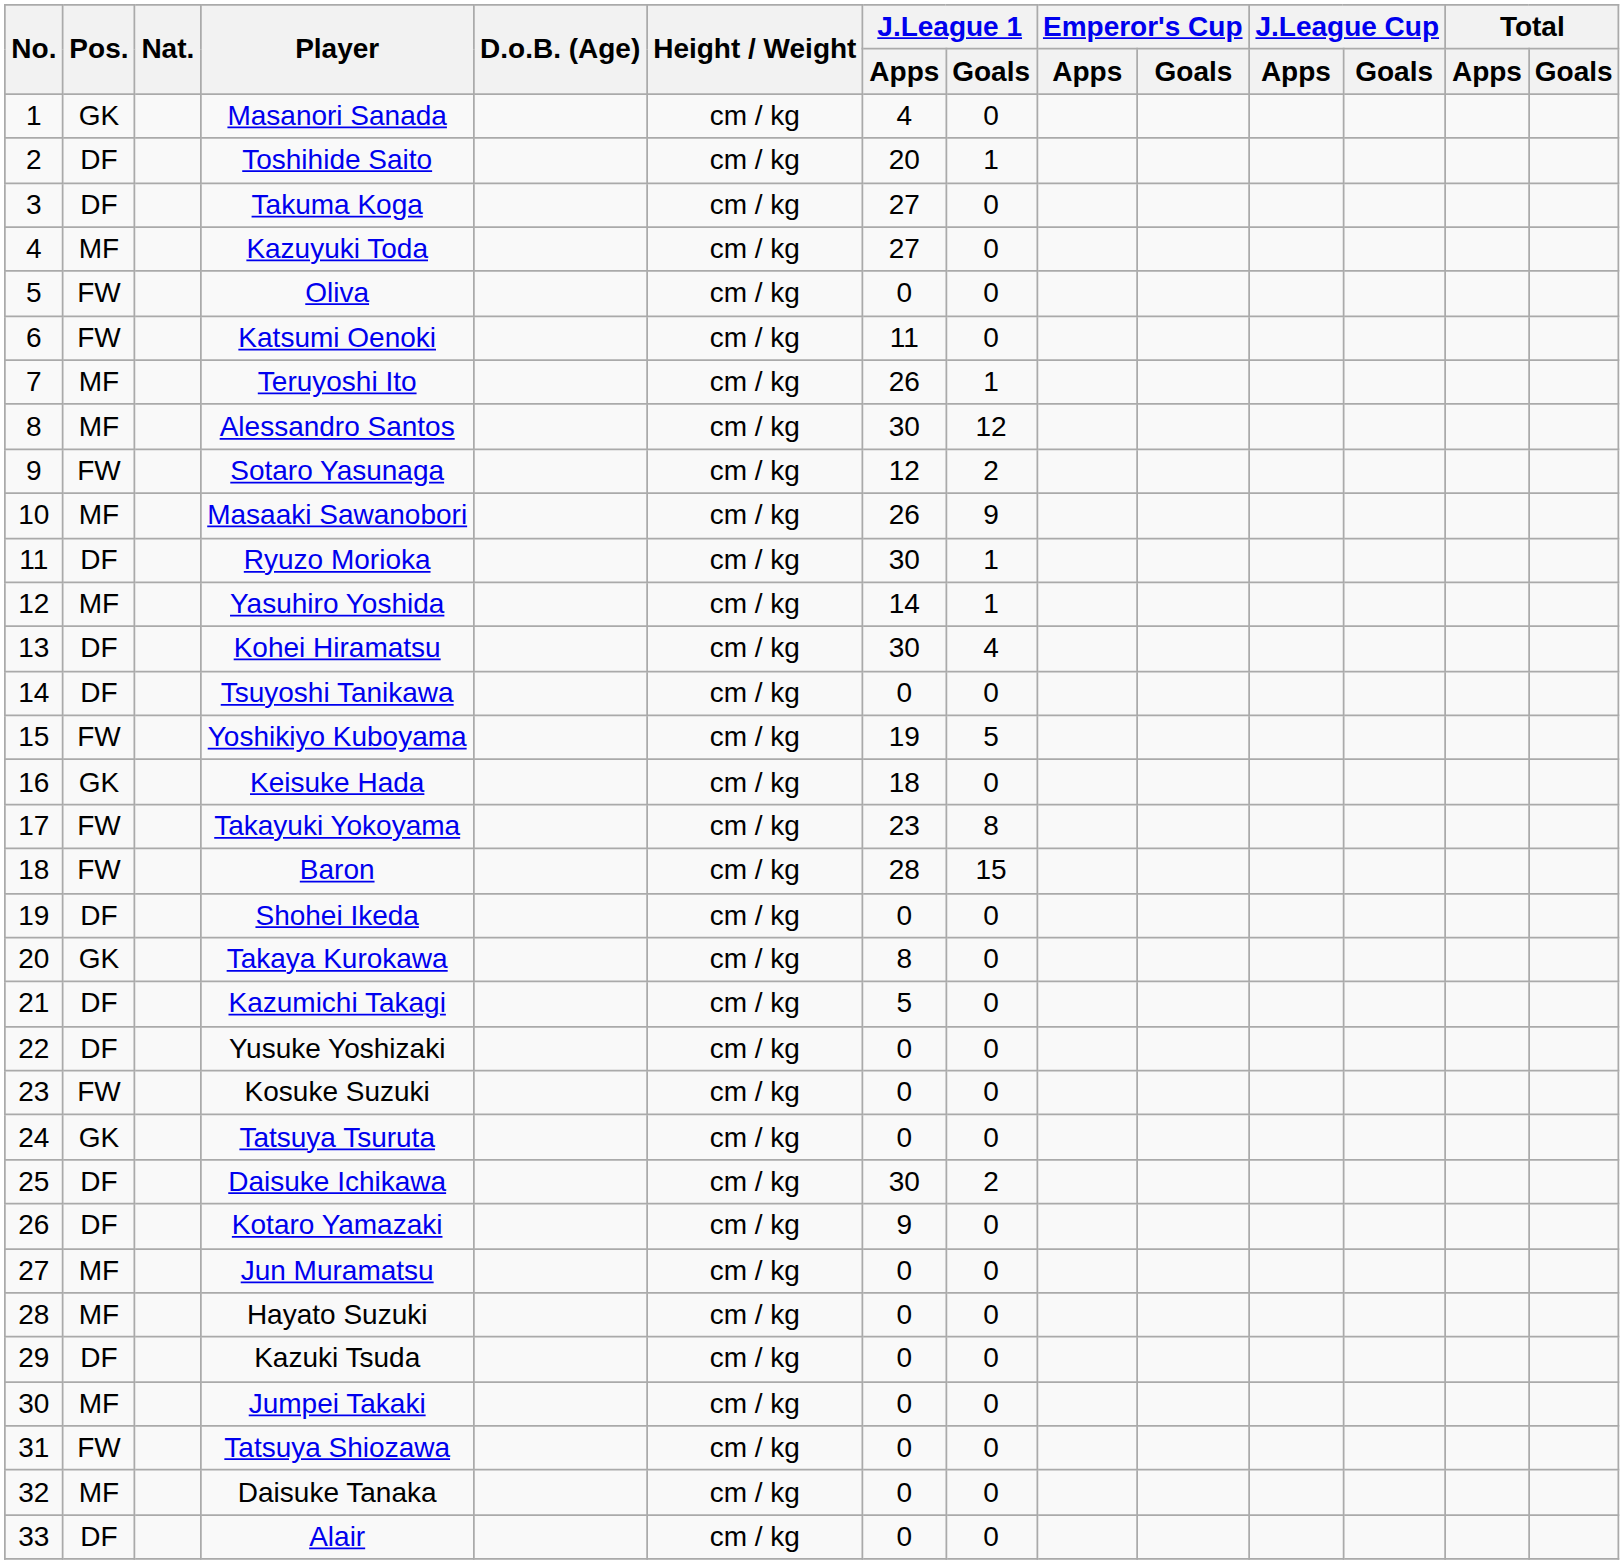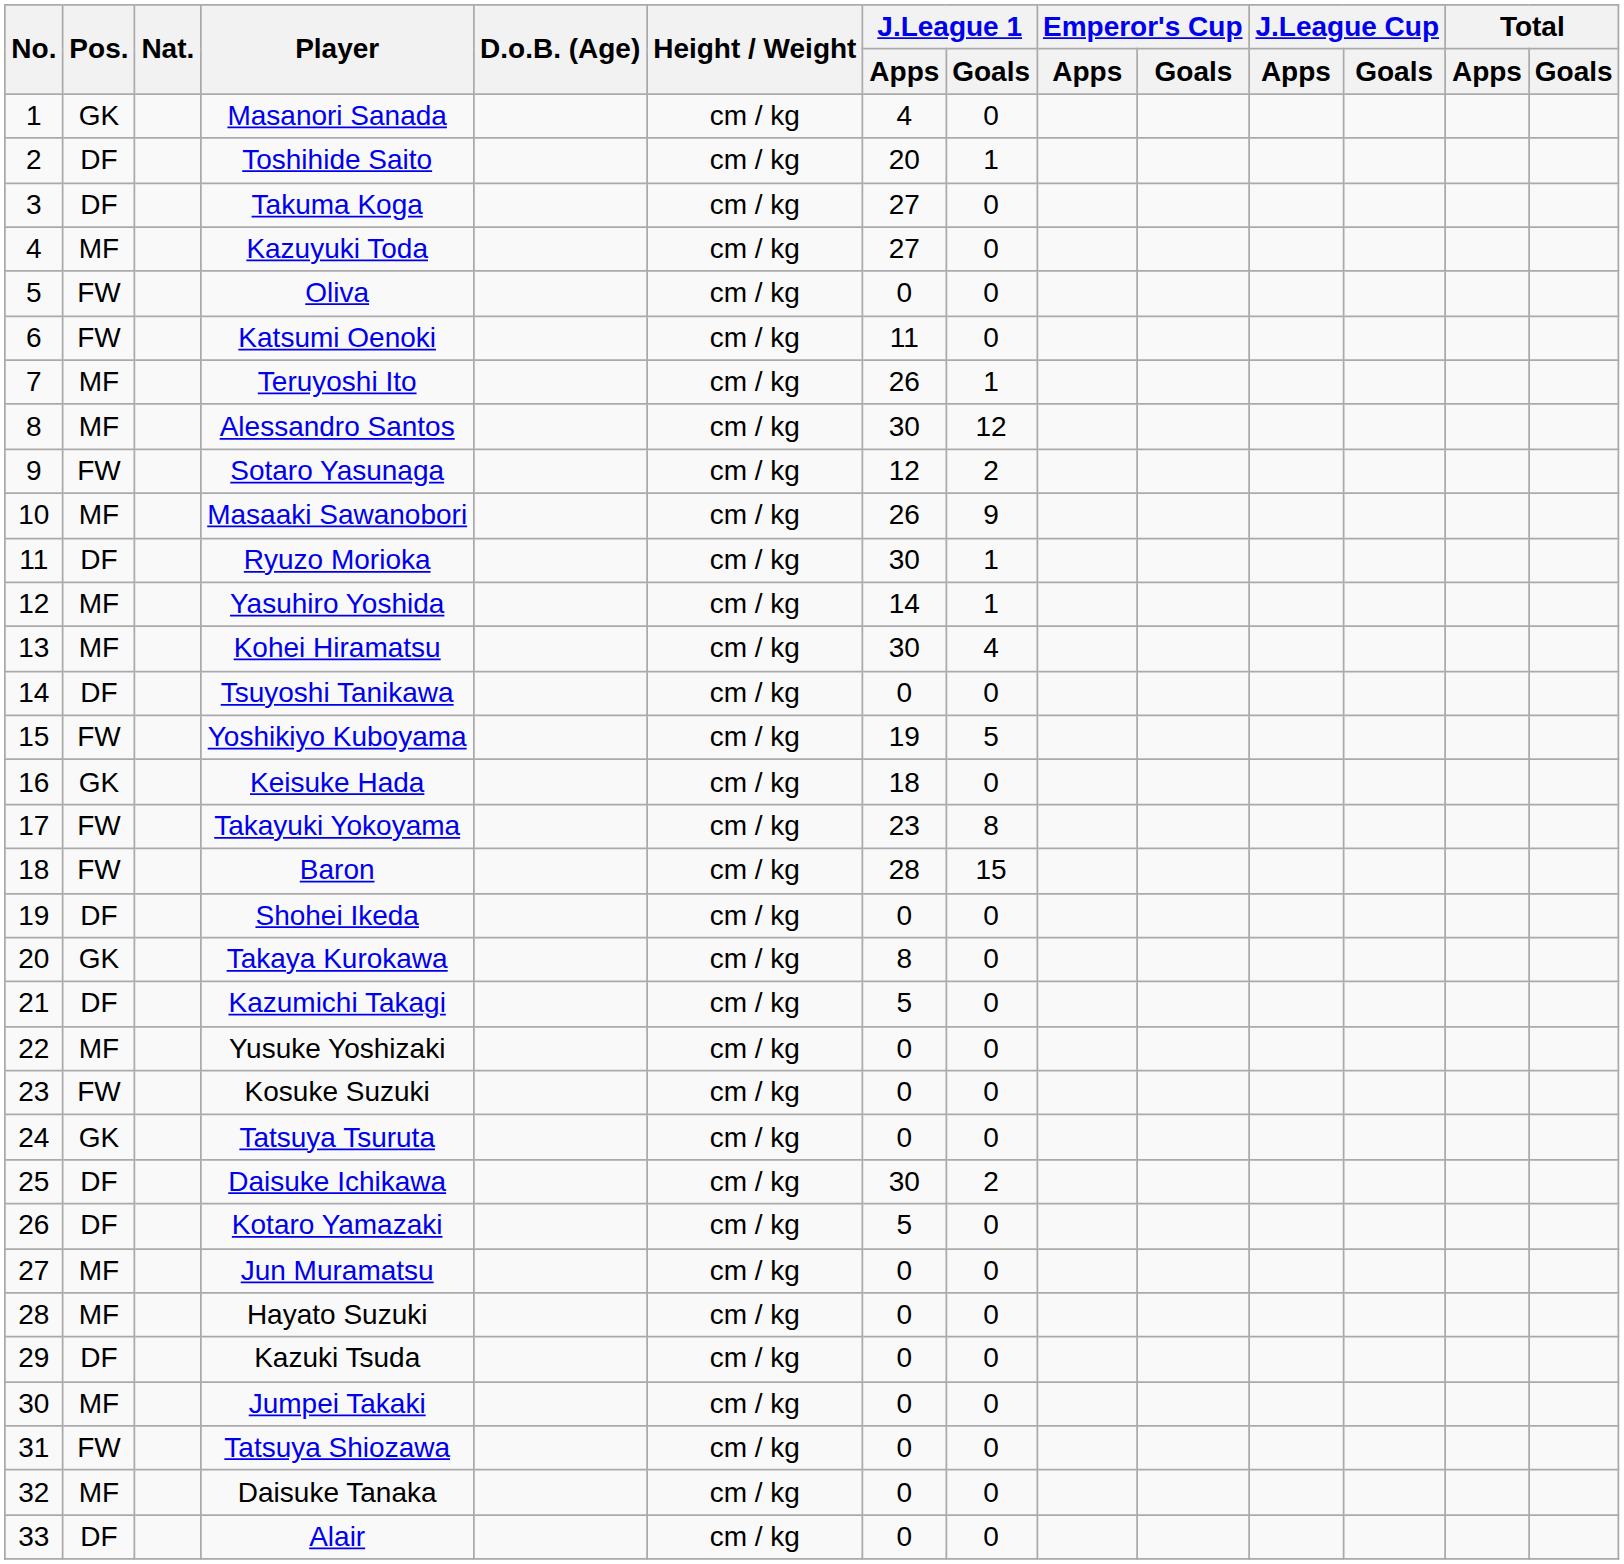(99, 648) DF -> (99, 648) MF
(99, 1048) DF -> (99, 1048) MF
(904, 1225) 9 -> (904, 1225) 5
